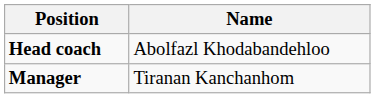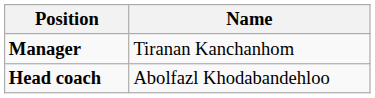rows swapped: (45, 78) <-> (55, 48)
